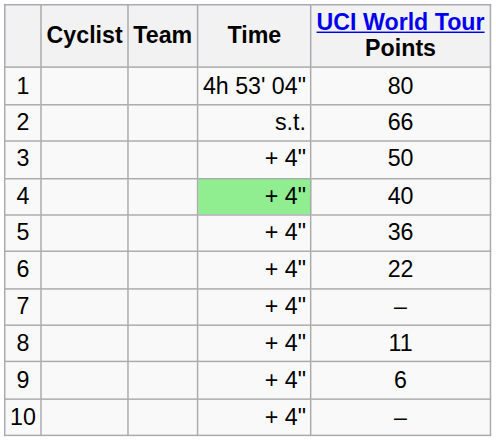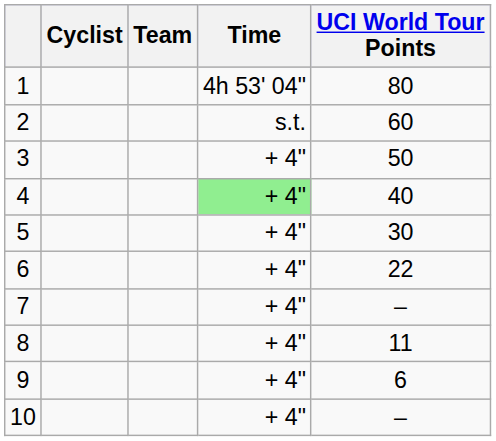(401, 122) 66 -> (401, 122) 60
(401, 232) 36 -> (401, 232) 30
